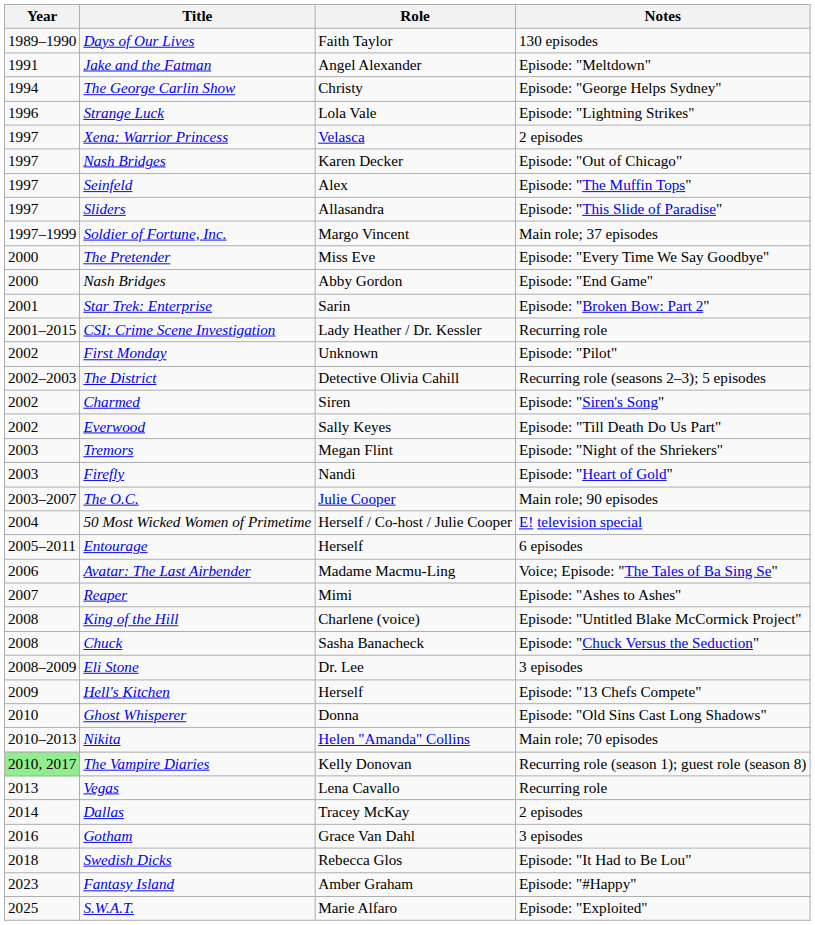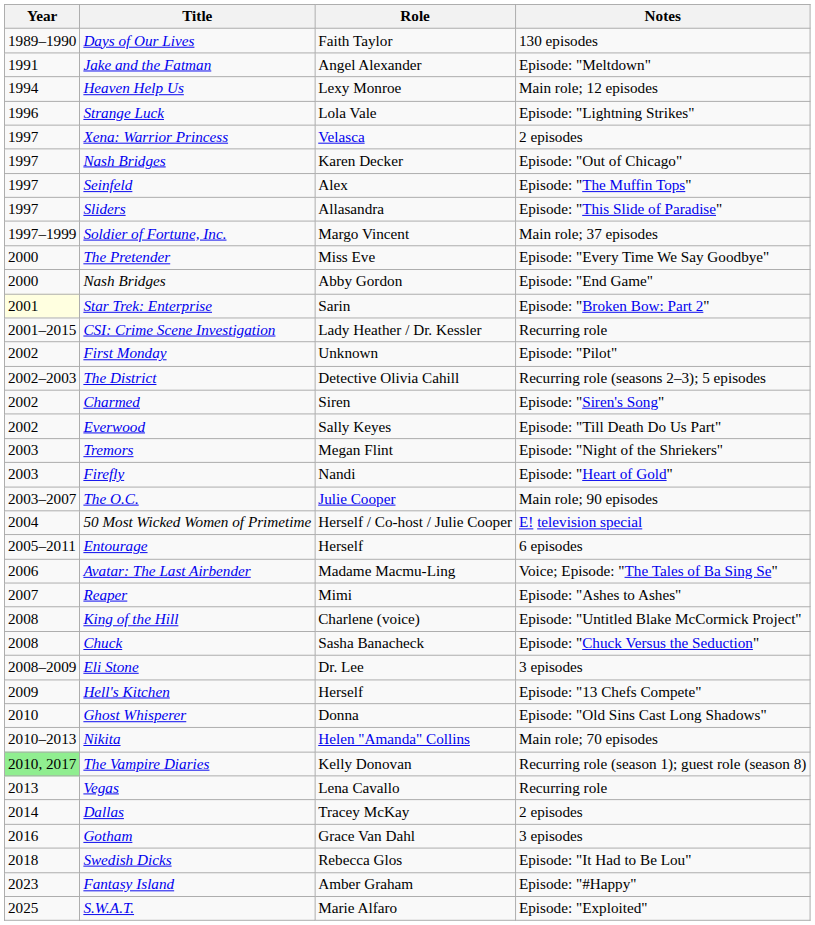- row: (159, 88)
+ row: (134, 88)
(23, 305) no background -> (23, 305) lightyellow background
